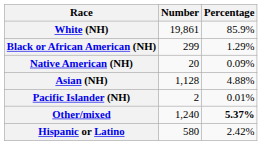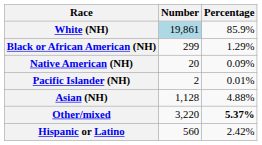(184, 30) no background -> (184, 30) lightblue background
rows swapped: (81, 81) <-> (81, 98)
(187, 115) 1,240 -> (187, 115) 3,220
(191, 132) 580 -> (191, 132) 560
